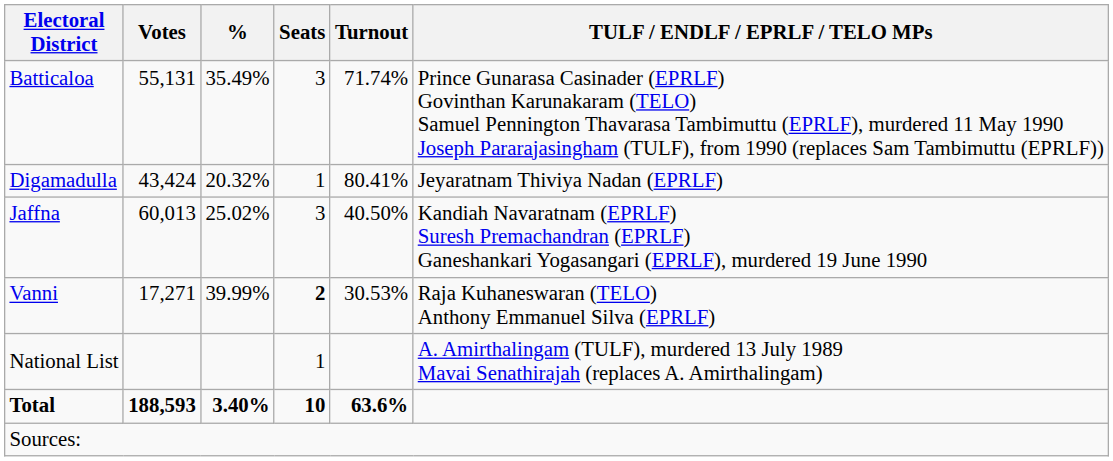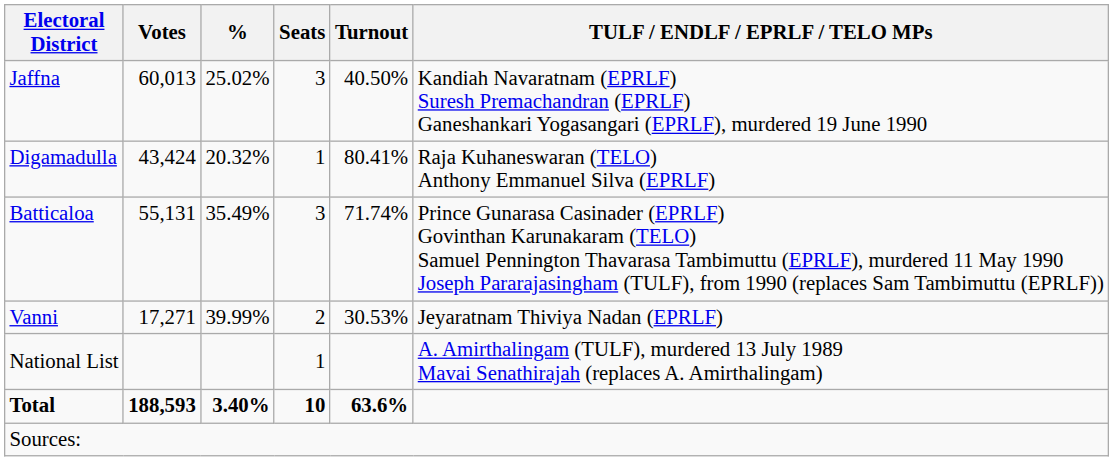rows swapped: (52, 77) <-> (35, 213)
(570, 180) Jeyaratnam Thiviya Nadan (EPRLF) -> (567, 168) Raja Kuhaneswaran (TELO) Anthony Emmanuel Silva (EPRLF)
(320, 293) bold -> (320, 316) normal
(567, 305) Raja Kuhaneswaran (TELO) Anthony Emmanuel Silva (EPRLF) -> (570, 316) Jeyaratnam Thiviya Nadan (EPRLF)
